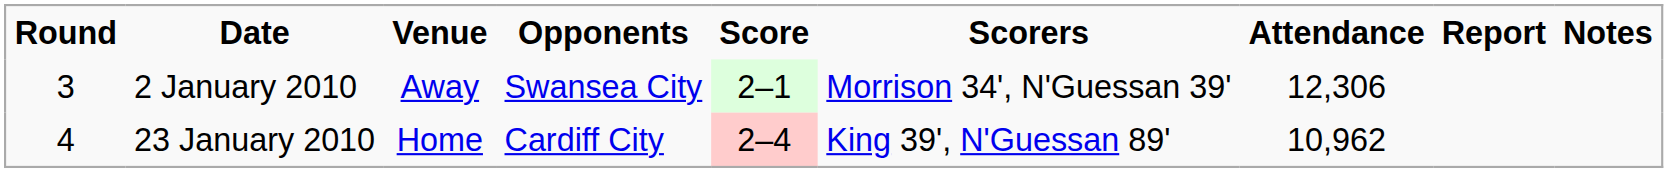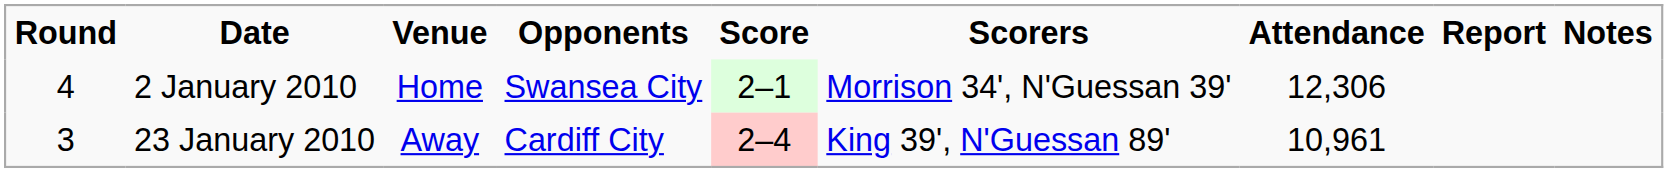(66, 86) 3 -> (66, 86) 4
(440, 86) Away -> (440, 86) Home
(66, 139) 4 -> (66, 139) 3
(440, 139) Home -> (440, 139) Away
(1337, 139) 10,962 -> (1337, 139) 10,961
